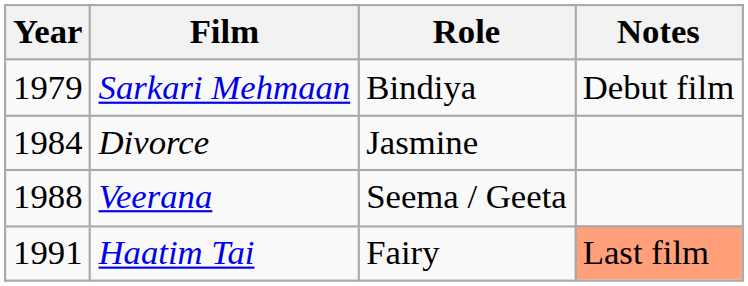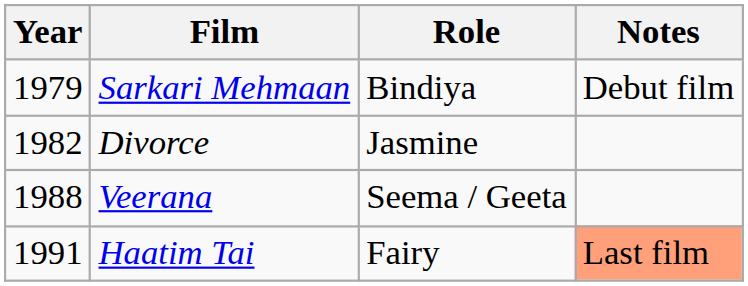(48, 142) 1984 -> (48, 142) 1982
